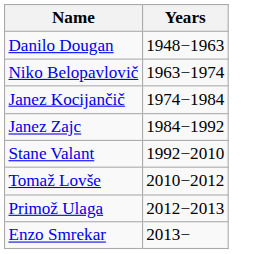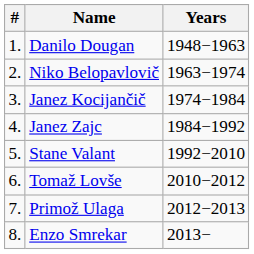+ column: (15, 18)
